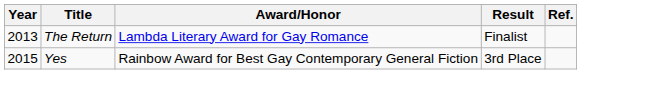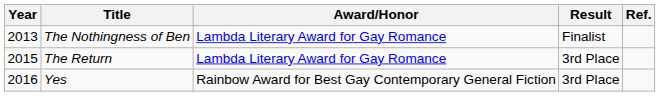+ row: (117, 36)
(23, 36) 2013 -> (23, 58) 2015
(506, 36) Finalist -> (591, 58) 3rd Place
(23, 58) 2015 -> (23, 79) 2016
